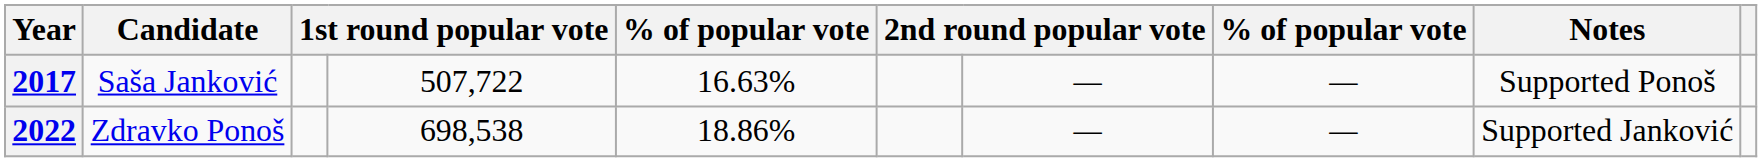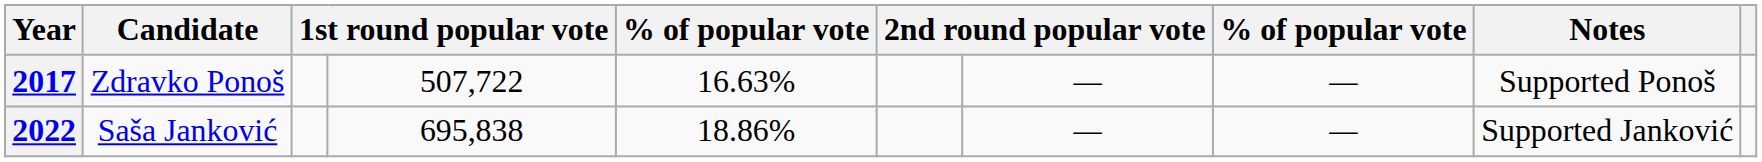(188, 80) Saša Janković -> (188, 80) Zdravko Ponoš
(188, 130) Zdravko Ponoš -> (188, 130) Saša Janković
(472, 130) 698,538 -> (472, 130) 695,838
